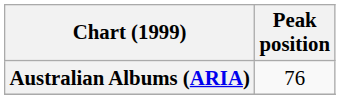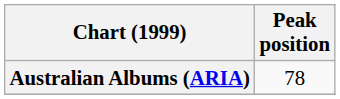(295, 77) 76 -> (295, 77) 78
